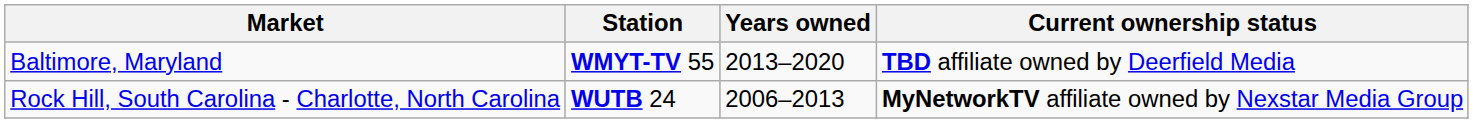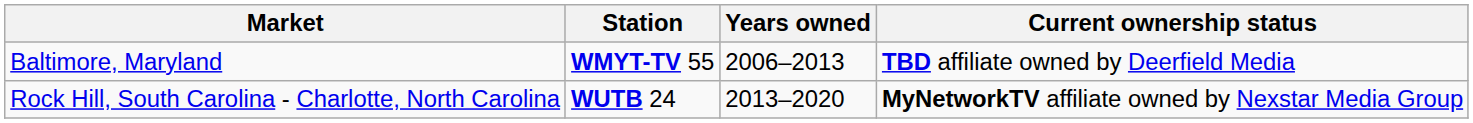(785, 61) 2013–2020 -> (785, 61) 2006–2013
(785, 99) 2006–2013 -> (785, 99) 2013–2020
